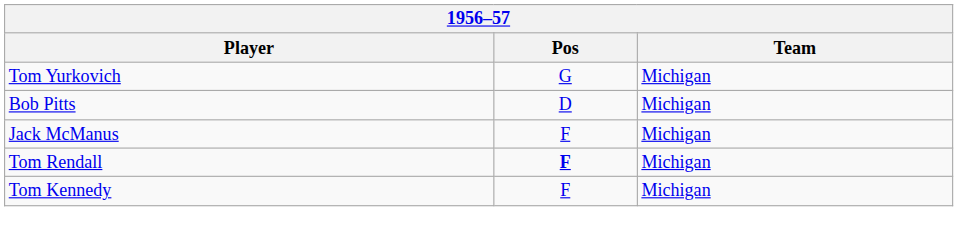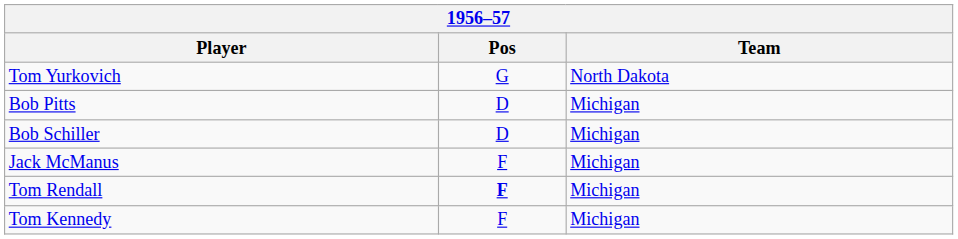(676, 76) Michigan -> (620, 76) North Dakota
+ row: (54, 133)
